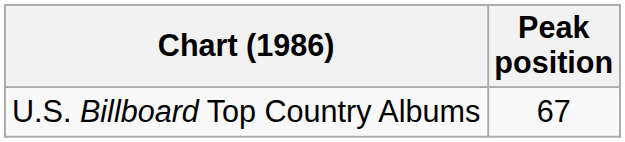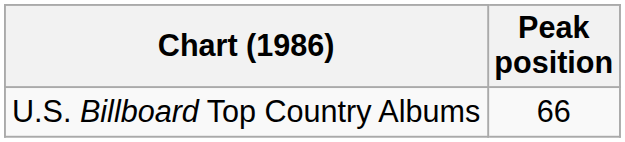(554, 111) 67 -> (554, 111) 66
